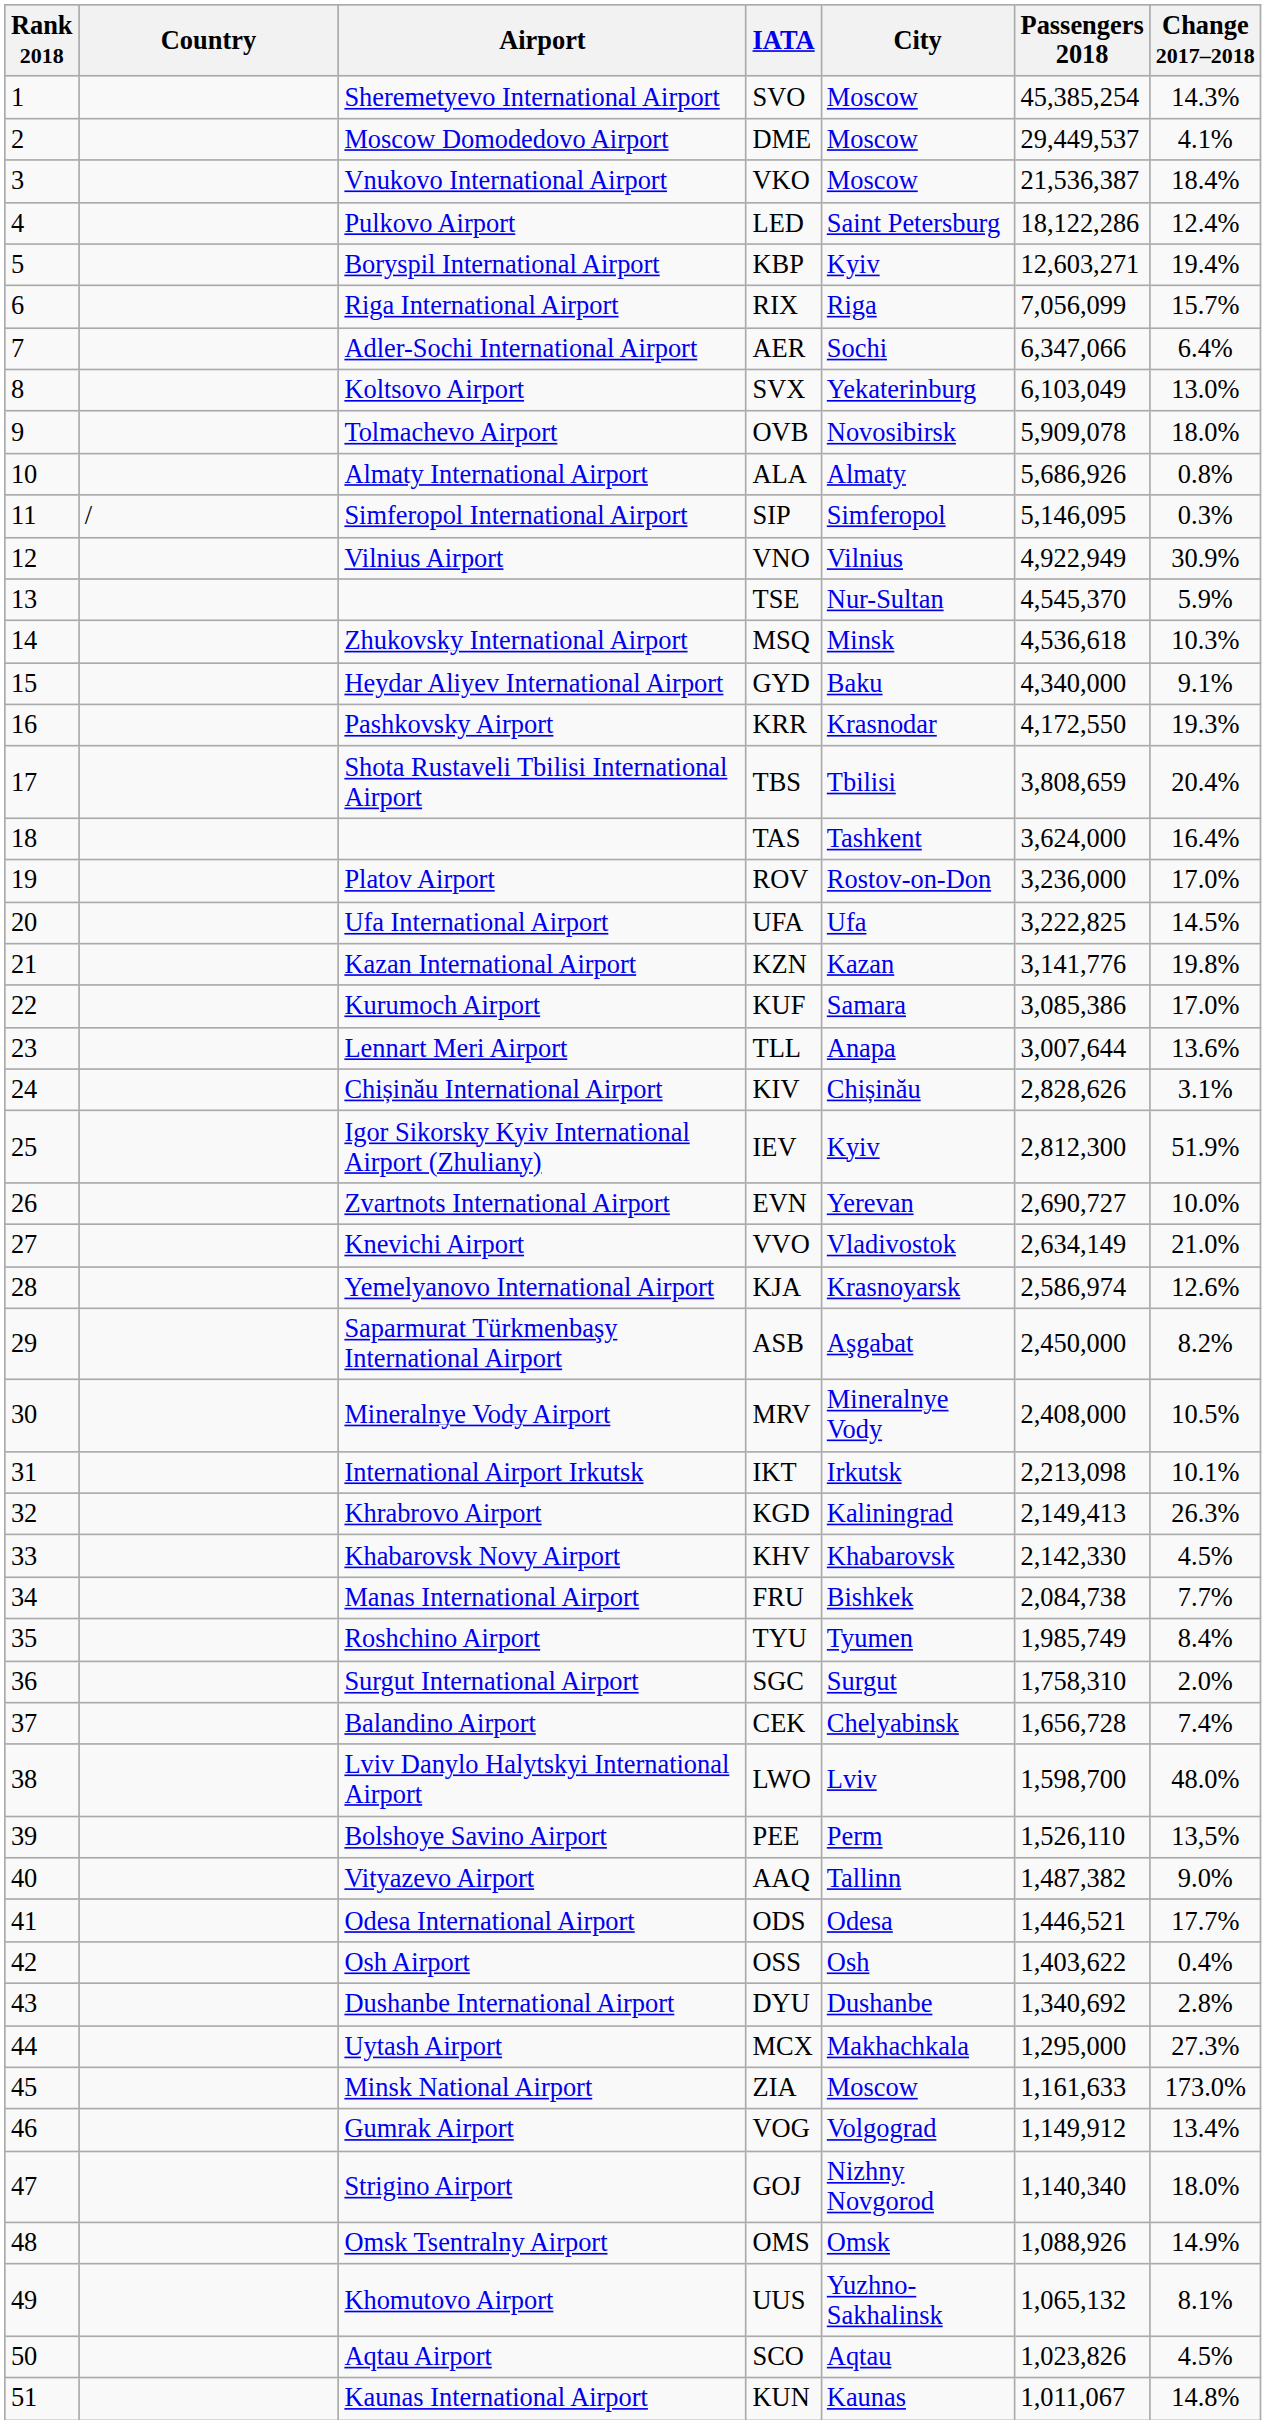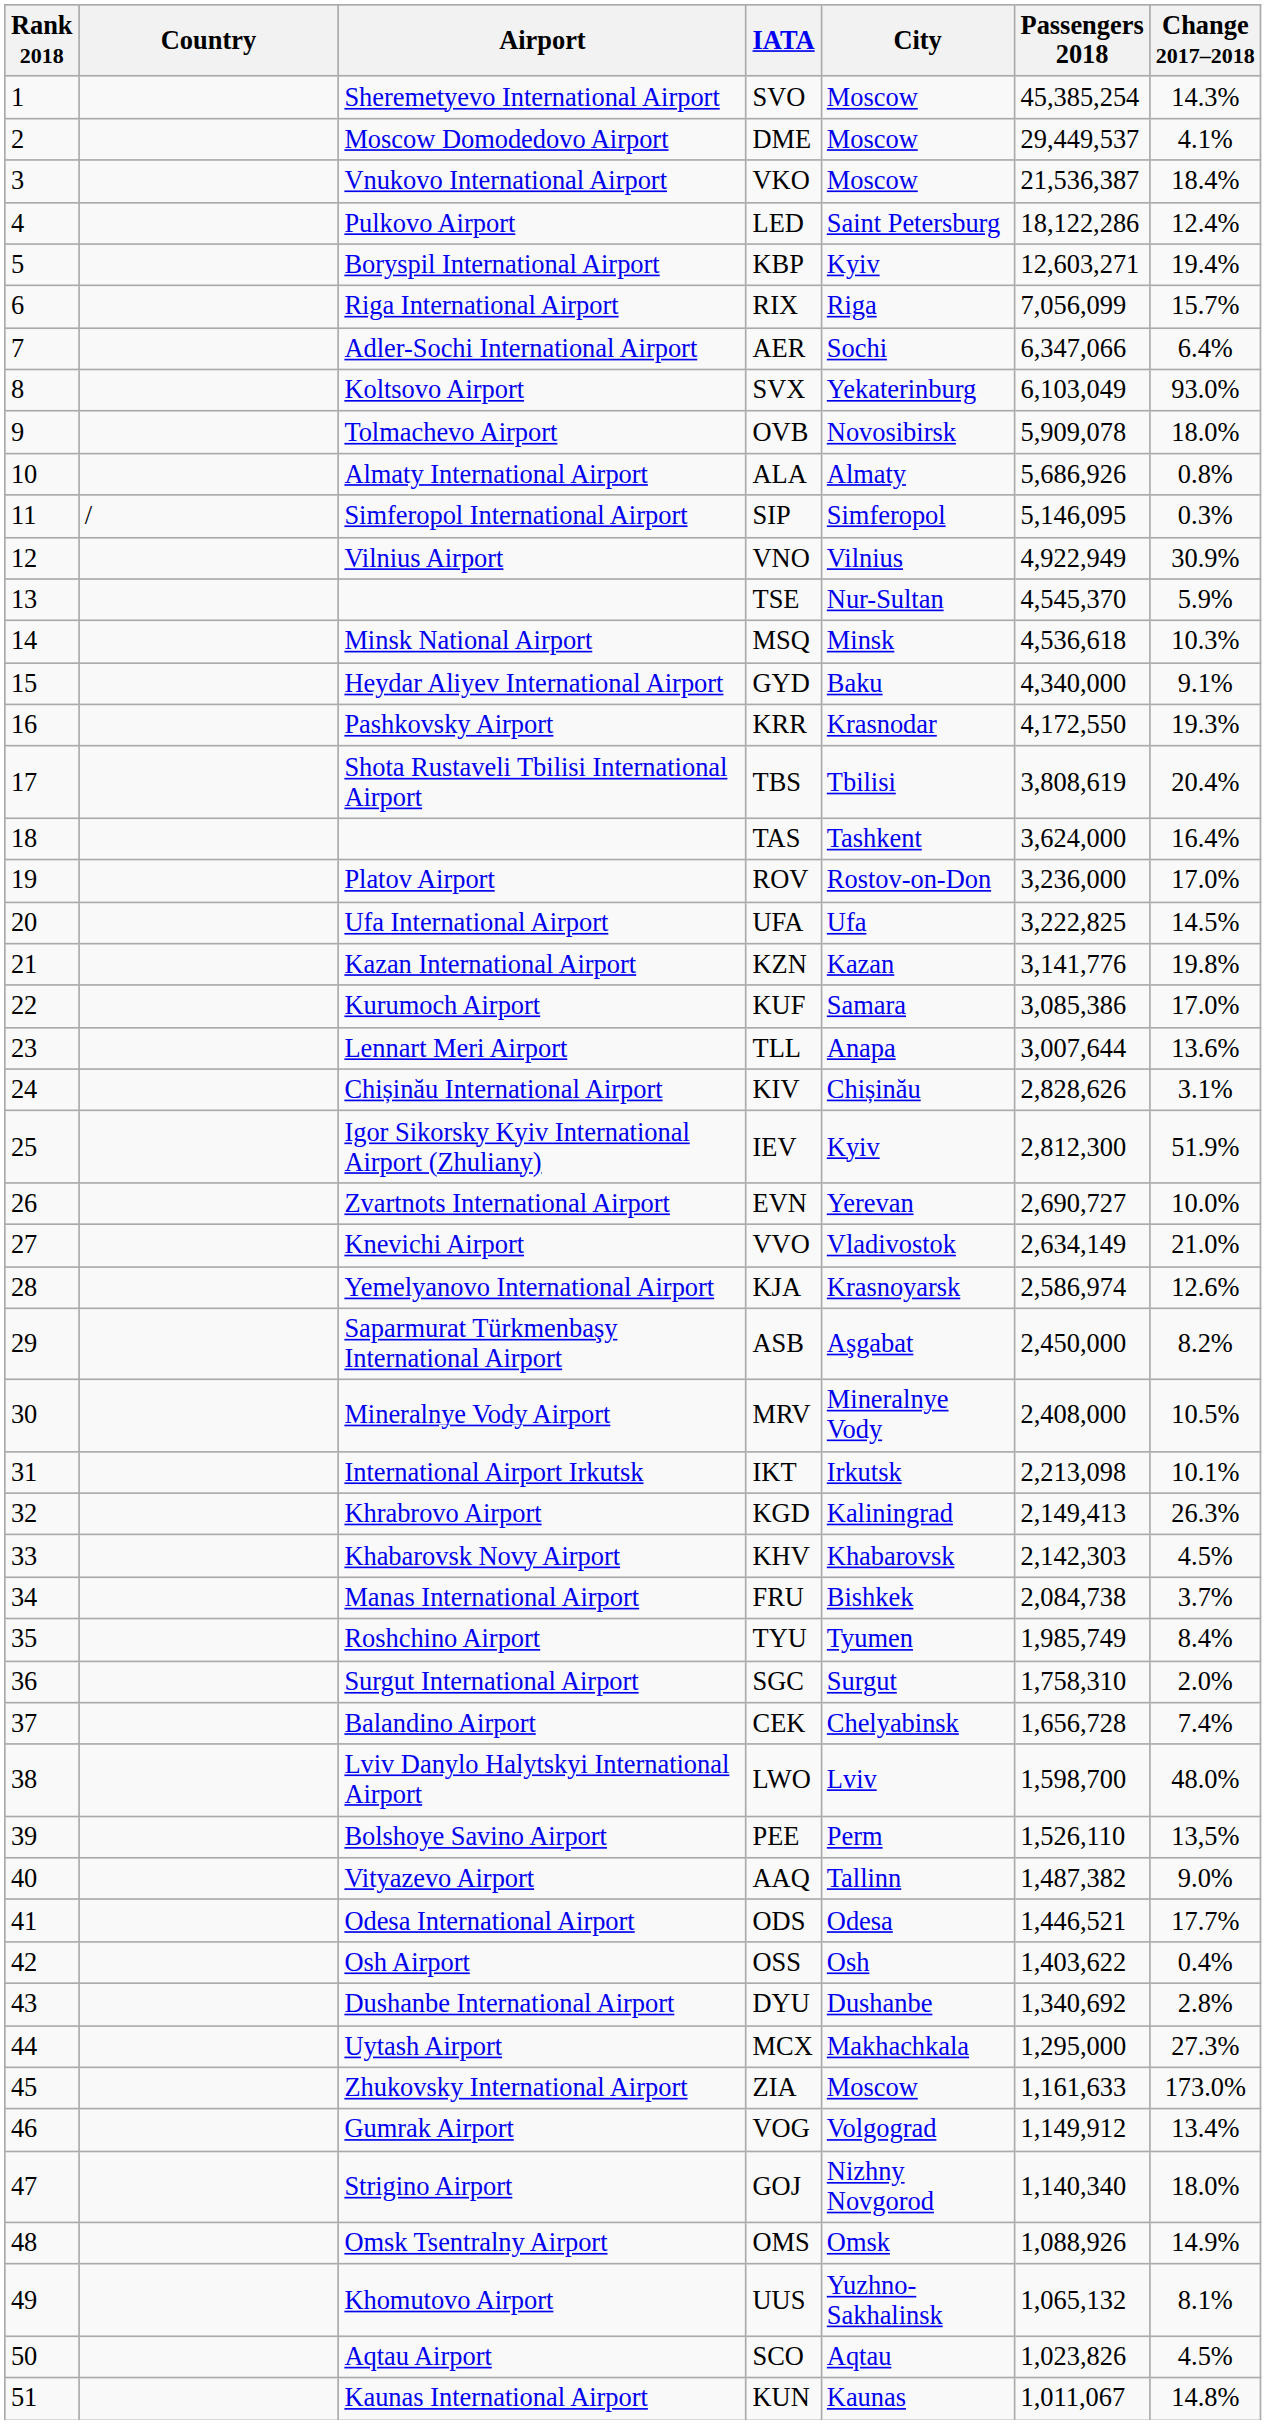(1205, 390) 13.0% -> (1205, 390) 93.0%
(516, 641) Zhukovsky International Airport -> (468, 641) Minsk National Airport
(1073, 781) 3,808,659 -> (1073, 781) 3,808,619
(1073, 1555) 2,142,330 -> (1073, 1555) 2,142,303
(1205, 1597) 7.7% -> (1205, 1597) 3.7%
(468, 2087) Minsk National Airport -> (516, 2087) Zhukovsky International Airport
